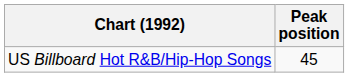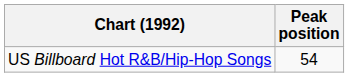(309, 59) 45 -> (309, 59) 54
